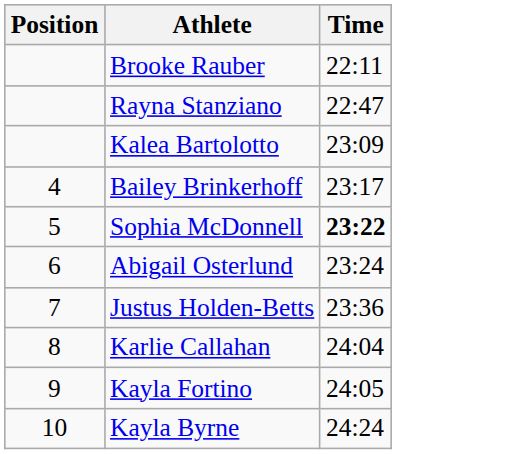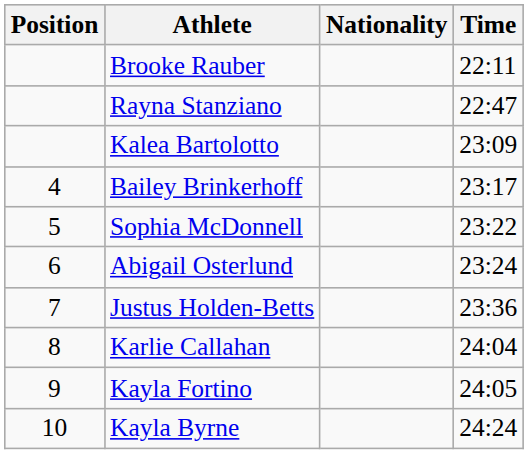+ column: (387, 24)
(356, 226) bold -> (488, 226) normal
